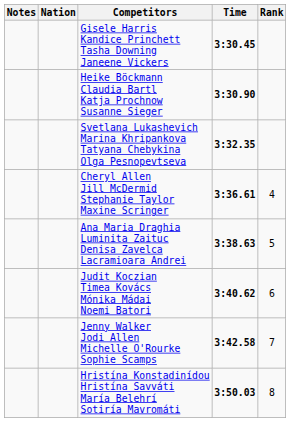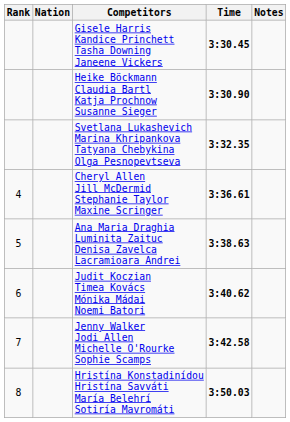columns swapped: (272, 12) <-> (21, 12)
